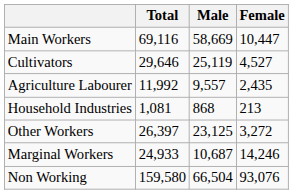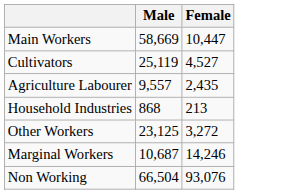- column: (162, 16)
